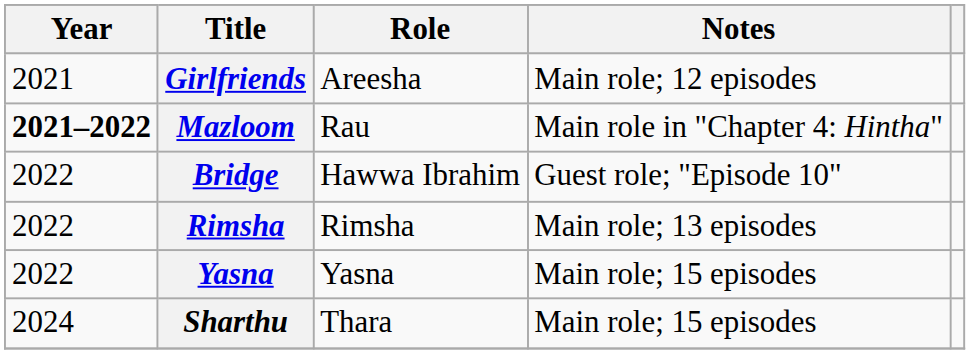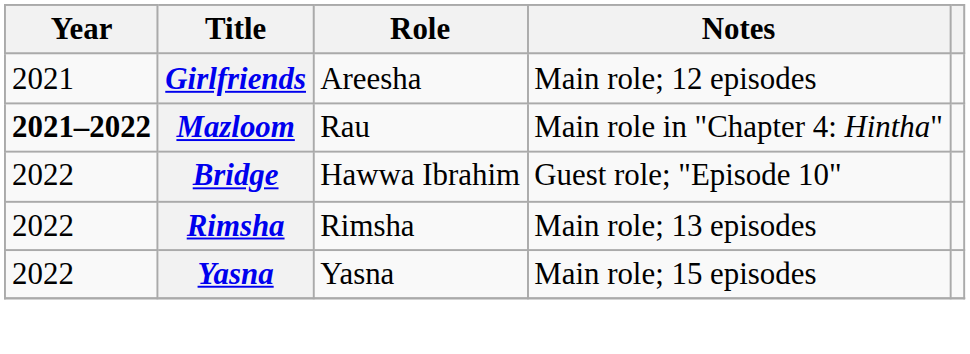- row: (236, 322)
